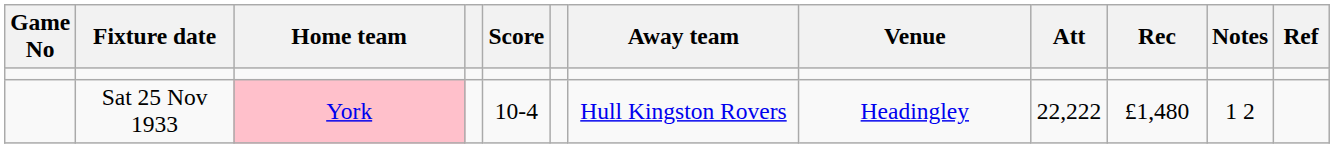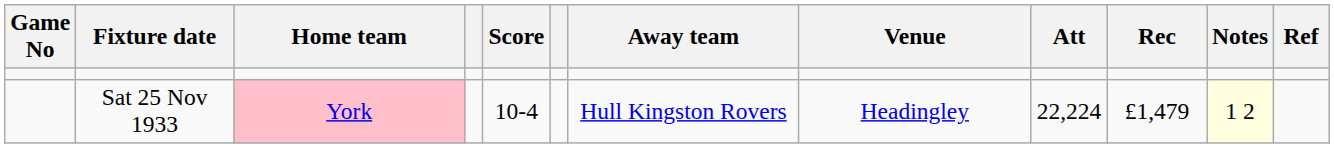(1069, 110) 22,222 -> (1069, 110) 22,224
(1157, 110) £1,480 -> (1157, 110) £1,479
(1240, 110) no background -> (1240, 110) lightyellow background
